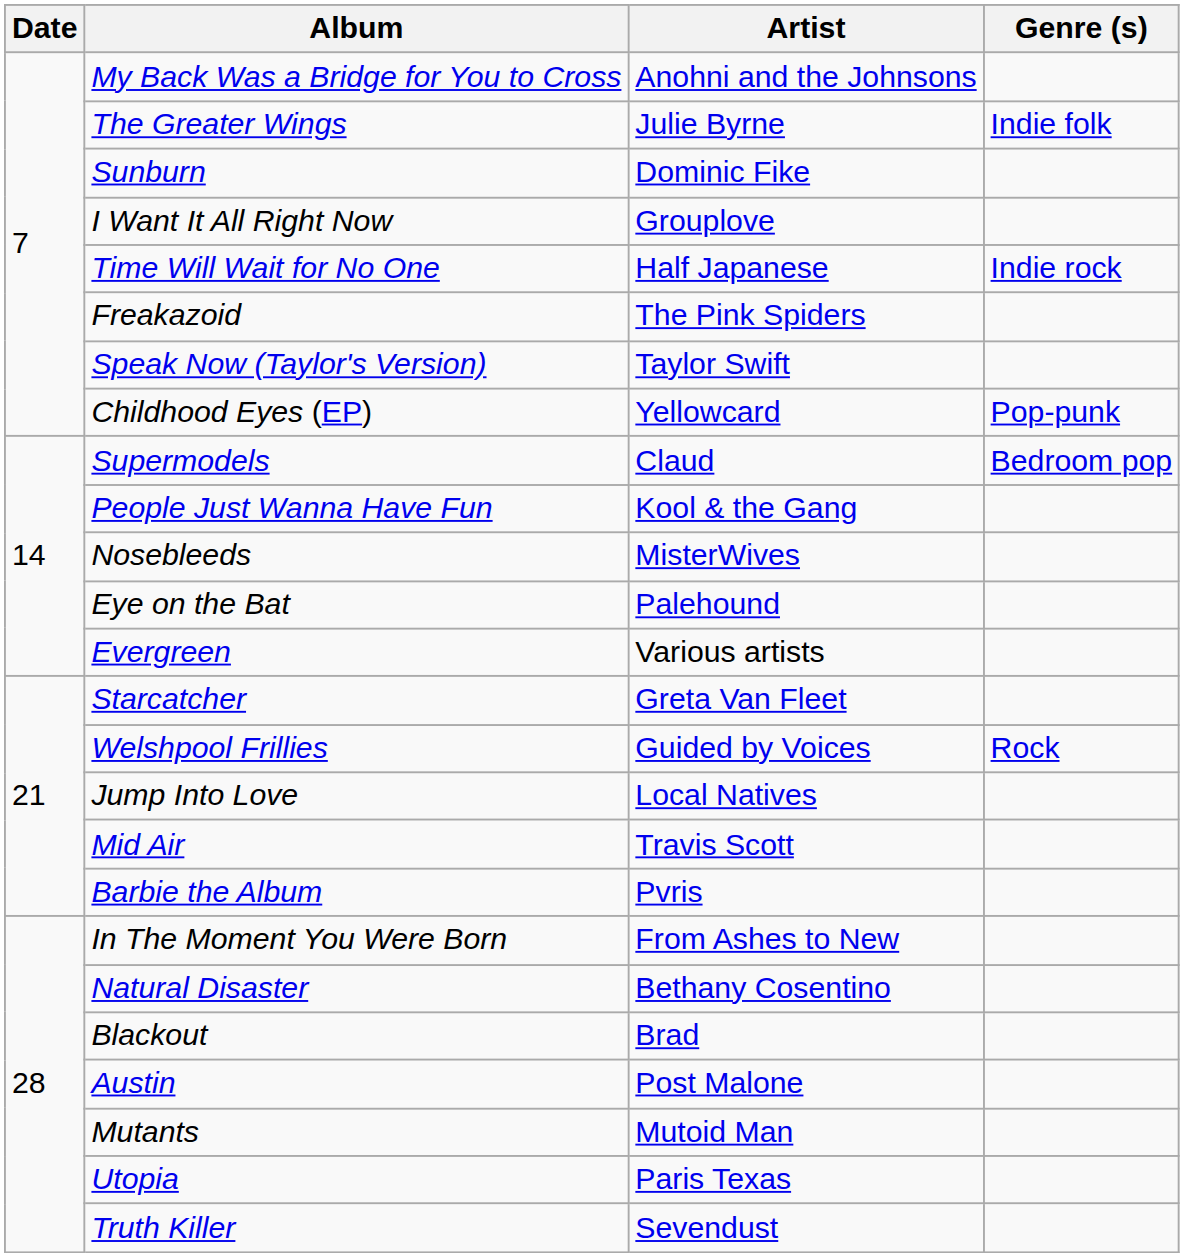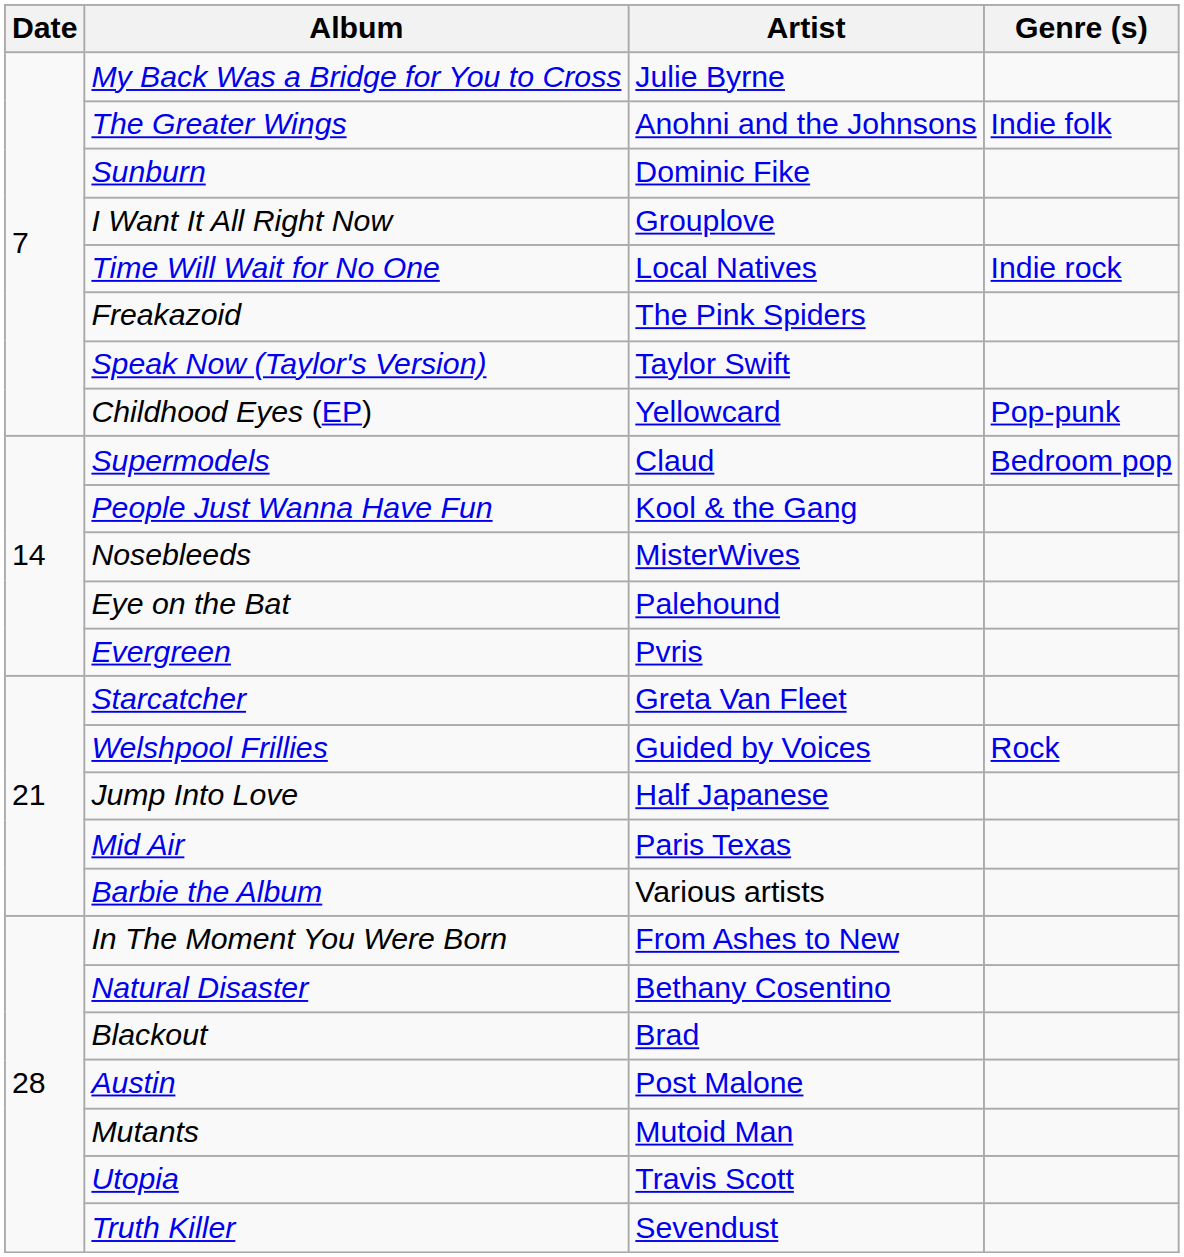(806, 76) Anohni and the Johnsons -> (710, 76) Julie Byrne
(710, 124) Julie Byrne -> (806, 124) Anohni and the Johnsons
(732, 268) Half Japanese -> (726, 268) Local Natives
(730, 651) Various artists -> (669, 651) Pvris
(726, 795) Local Natives -> (732, 795) Half Japanese
(715, 843) Travis Scott -> (713, 843) Paris Texas
(669, 891) Pvris -> (730, 891) Various artists
(713, 1179) Paris Texas -> (715, 1179) Travis Scott
